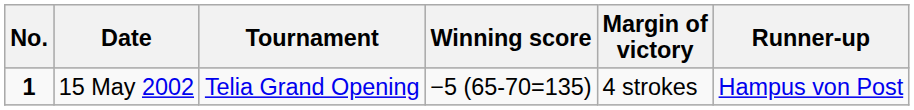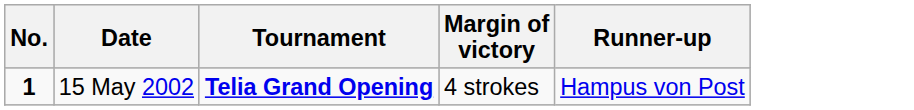- column: (511, 37)
(312, 87) normal -> (319, 87) bold
